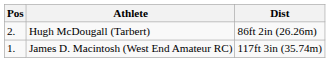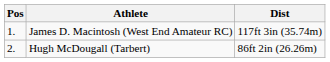rows swapped: (131, 48) <-> (89, 31)
